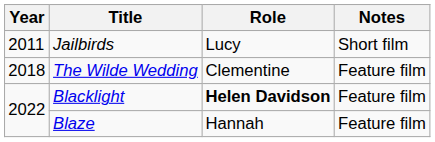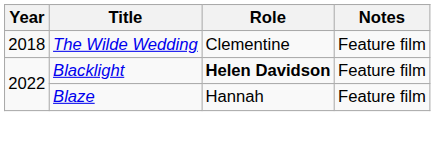- row: (84, 44)
